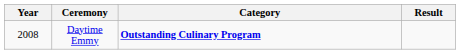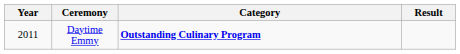(28, 35) 2008 -> (28, 35) 2011
